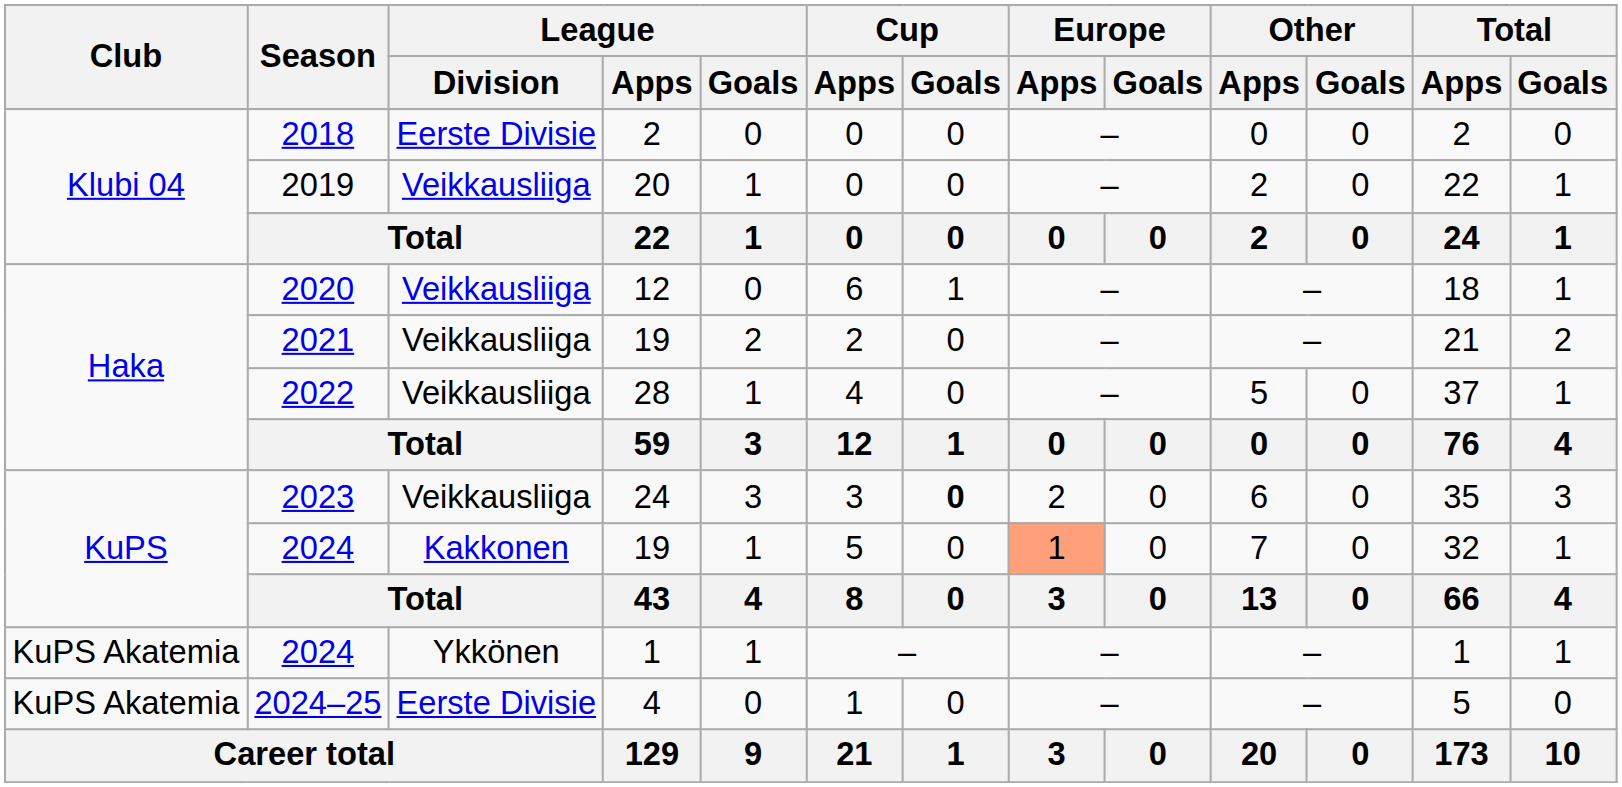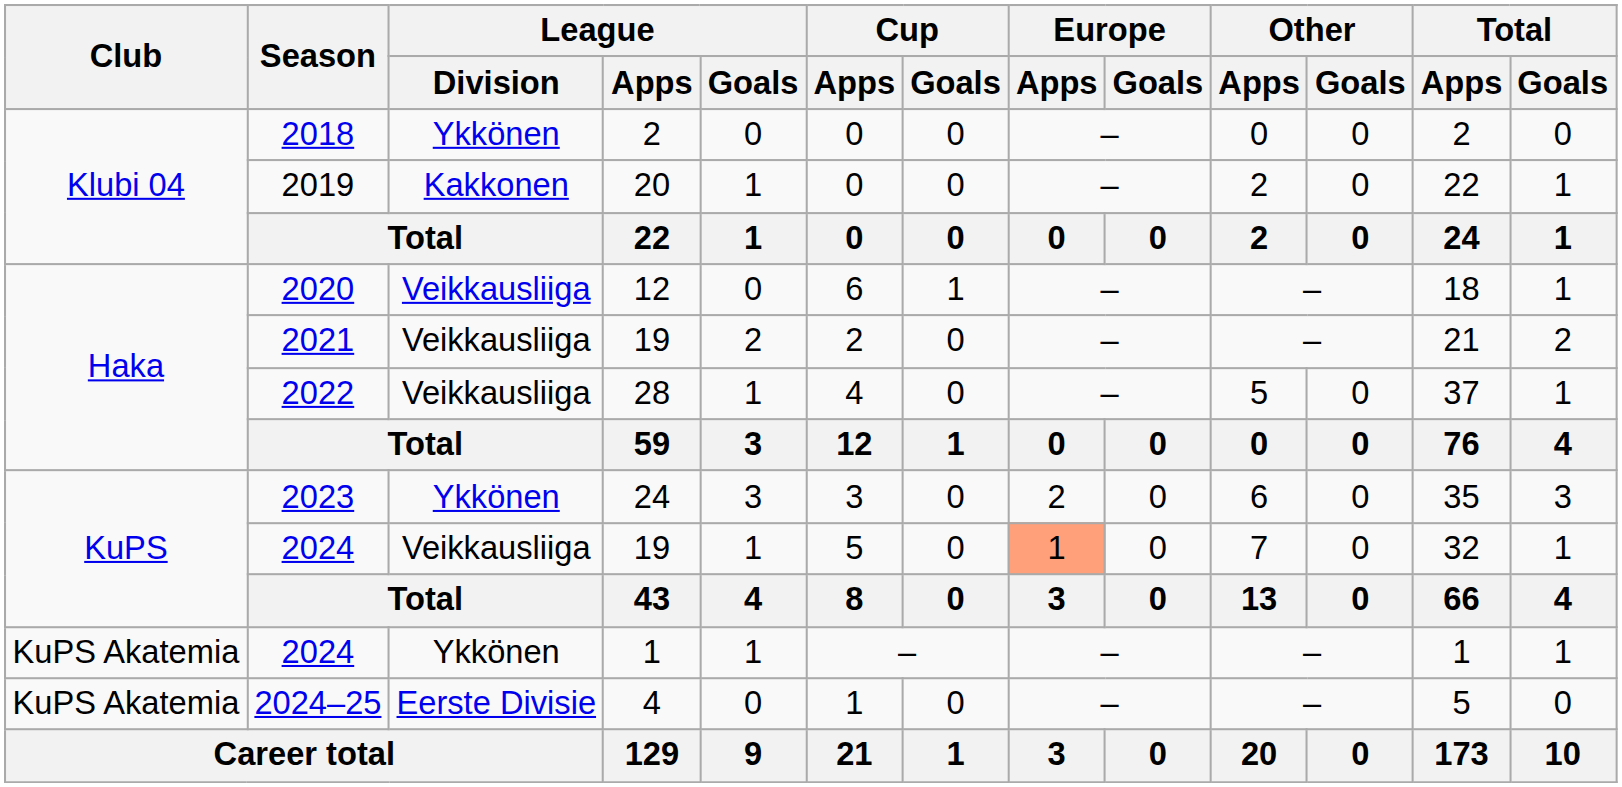(496, 133) Eerste Divisie -> (496, 133) Ykkönen
(496, 185) Veikkausliiga -> (496, 185) Kakkonen
(496, 496) Veikkausliiga -> (496, 496) Ykkönen
(956, 496) bold -> (956, 496) normal
(496, 548) Kakkonen -> (496, 548) Veikkausliiga
